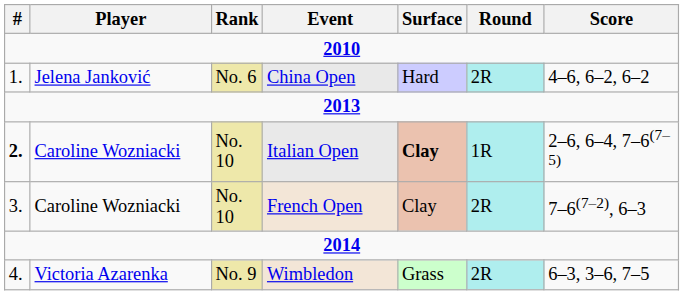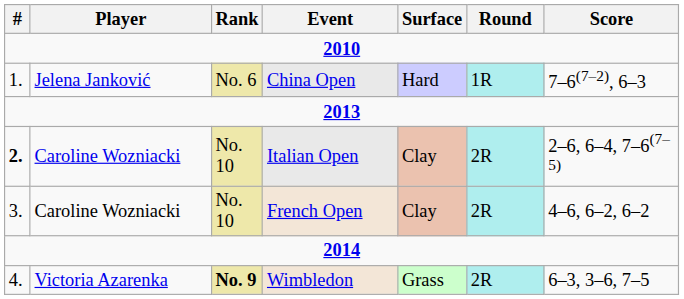(481, 77) 2R -> (481, 79) 1R
(599, 77) 4–6, 6–2, 6–2 -> (597, 79) 7–6(7–2), 6–3
(420, 151) bold -> (419, 156) normal
(481, 151) 1R -> (481, 156) 2R
(597, 205) 7–6(7–2), 6–3 -> (599, 210) 4–6, 6–2, 6–2
(236, 274) normal -> (236, 279) bold
